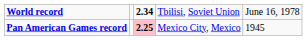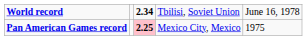(255, 27) 1945 -> (255, 27) 1975
